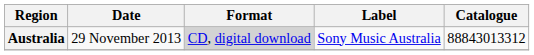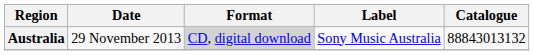(486, 38) 88843013312 -> (486, 38) 88843013132
